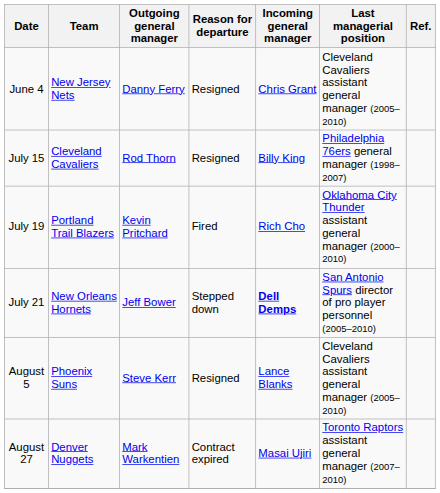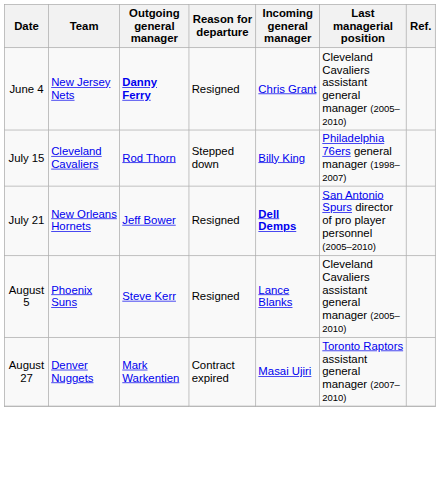(154, 89) normal -> (140, 89) bold
(216, 158) Resigned -> (213, 158) Stepped down
- row: (26, 227)
(213, 302) Stepped down -> (216, 220) Resigned
